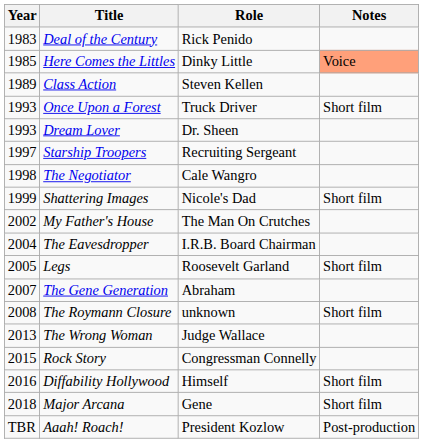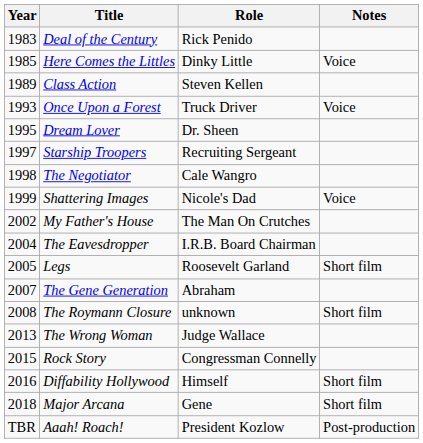(339, 61) lightsalmon background -> (339, 61) no background
(353, 107) Short film -> (339, 107) Voice
(22, 130) 1993 -> (22, 130) 1995
(353, 198) Short film -> (339, 198) Voice
